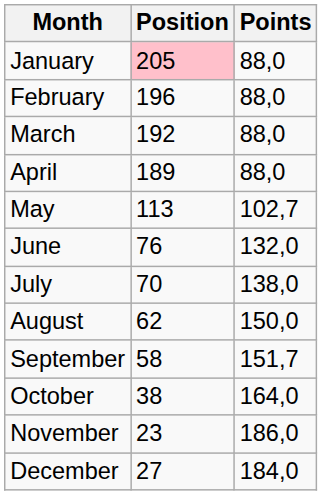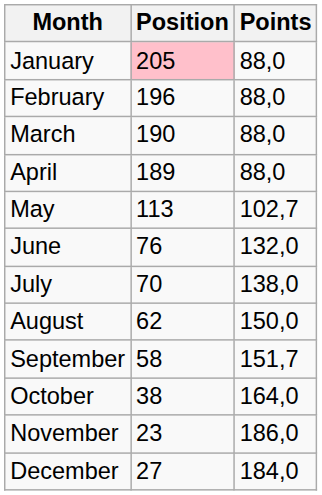(156, 135) 192 -> (156, 135) 190
